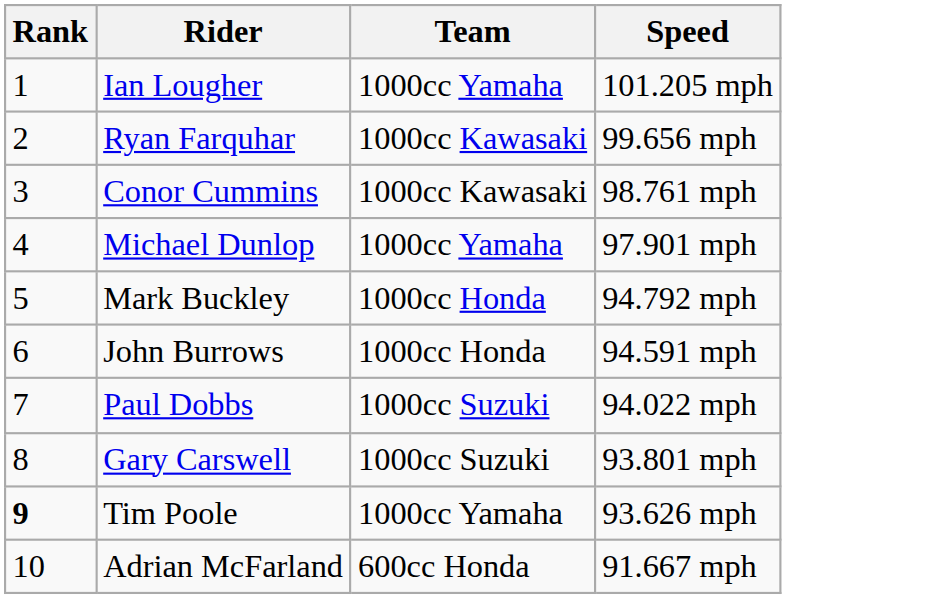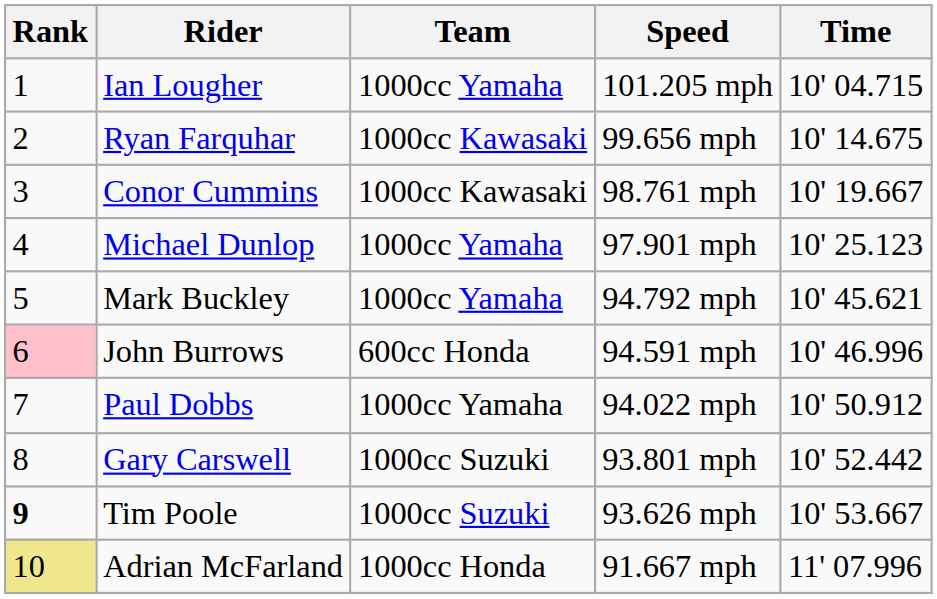+ column: (856, 31)
(452, 298) 1000cc Honda -> (461, 298) 1000cc Yamaha
(21, 351) no background -> (21, 351) pink background
(452, 351) 1000cc Honda -> (444, 351) 600cc Honda
(454, 405) 1000cc Suzuki -> (461, 405) 1000cc Yamaha
(461, 511) 1000cc Yamaha -> (454, 511) 1000cc Suzuki
(29, 565) no background -> (29, 565) khaki background
(444, 565) 600cc Honda -> (452, 565) 1000cc Honda
